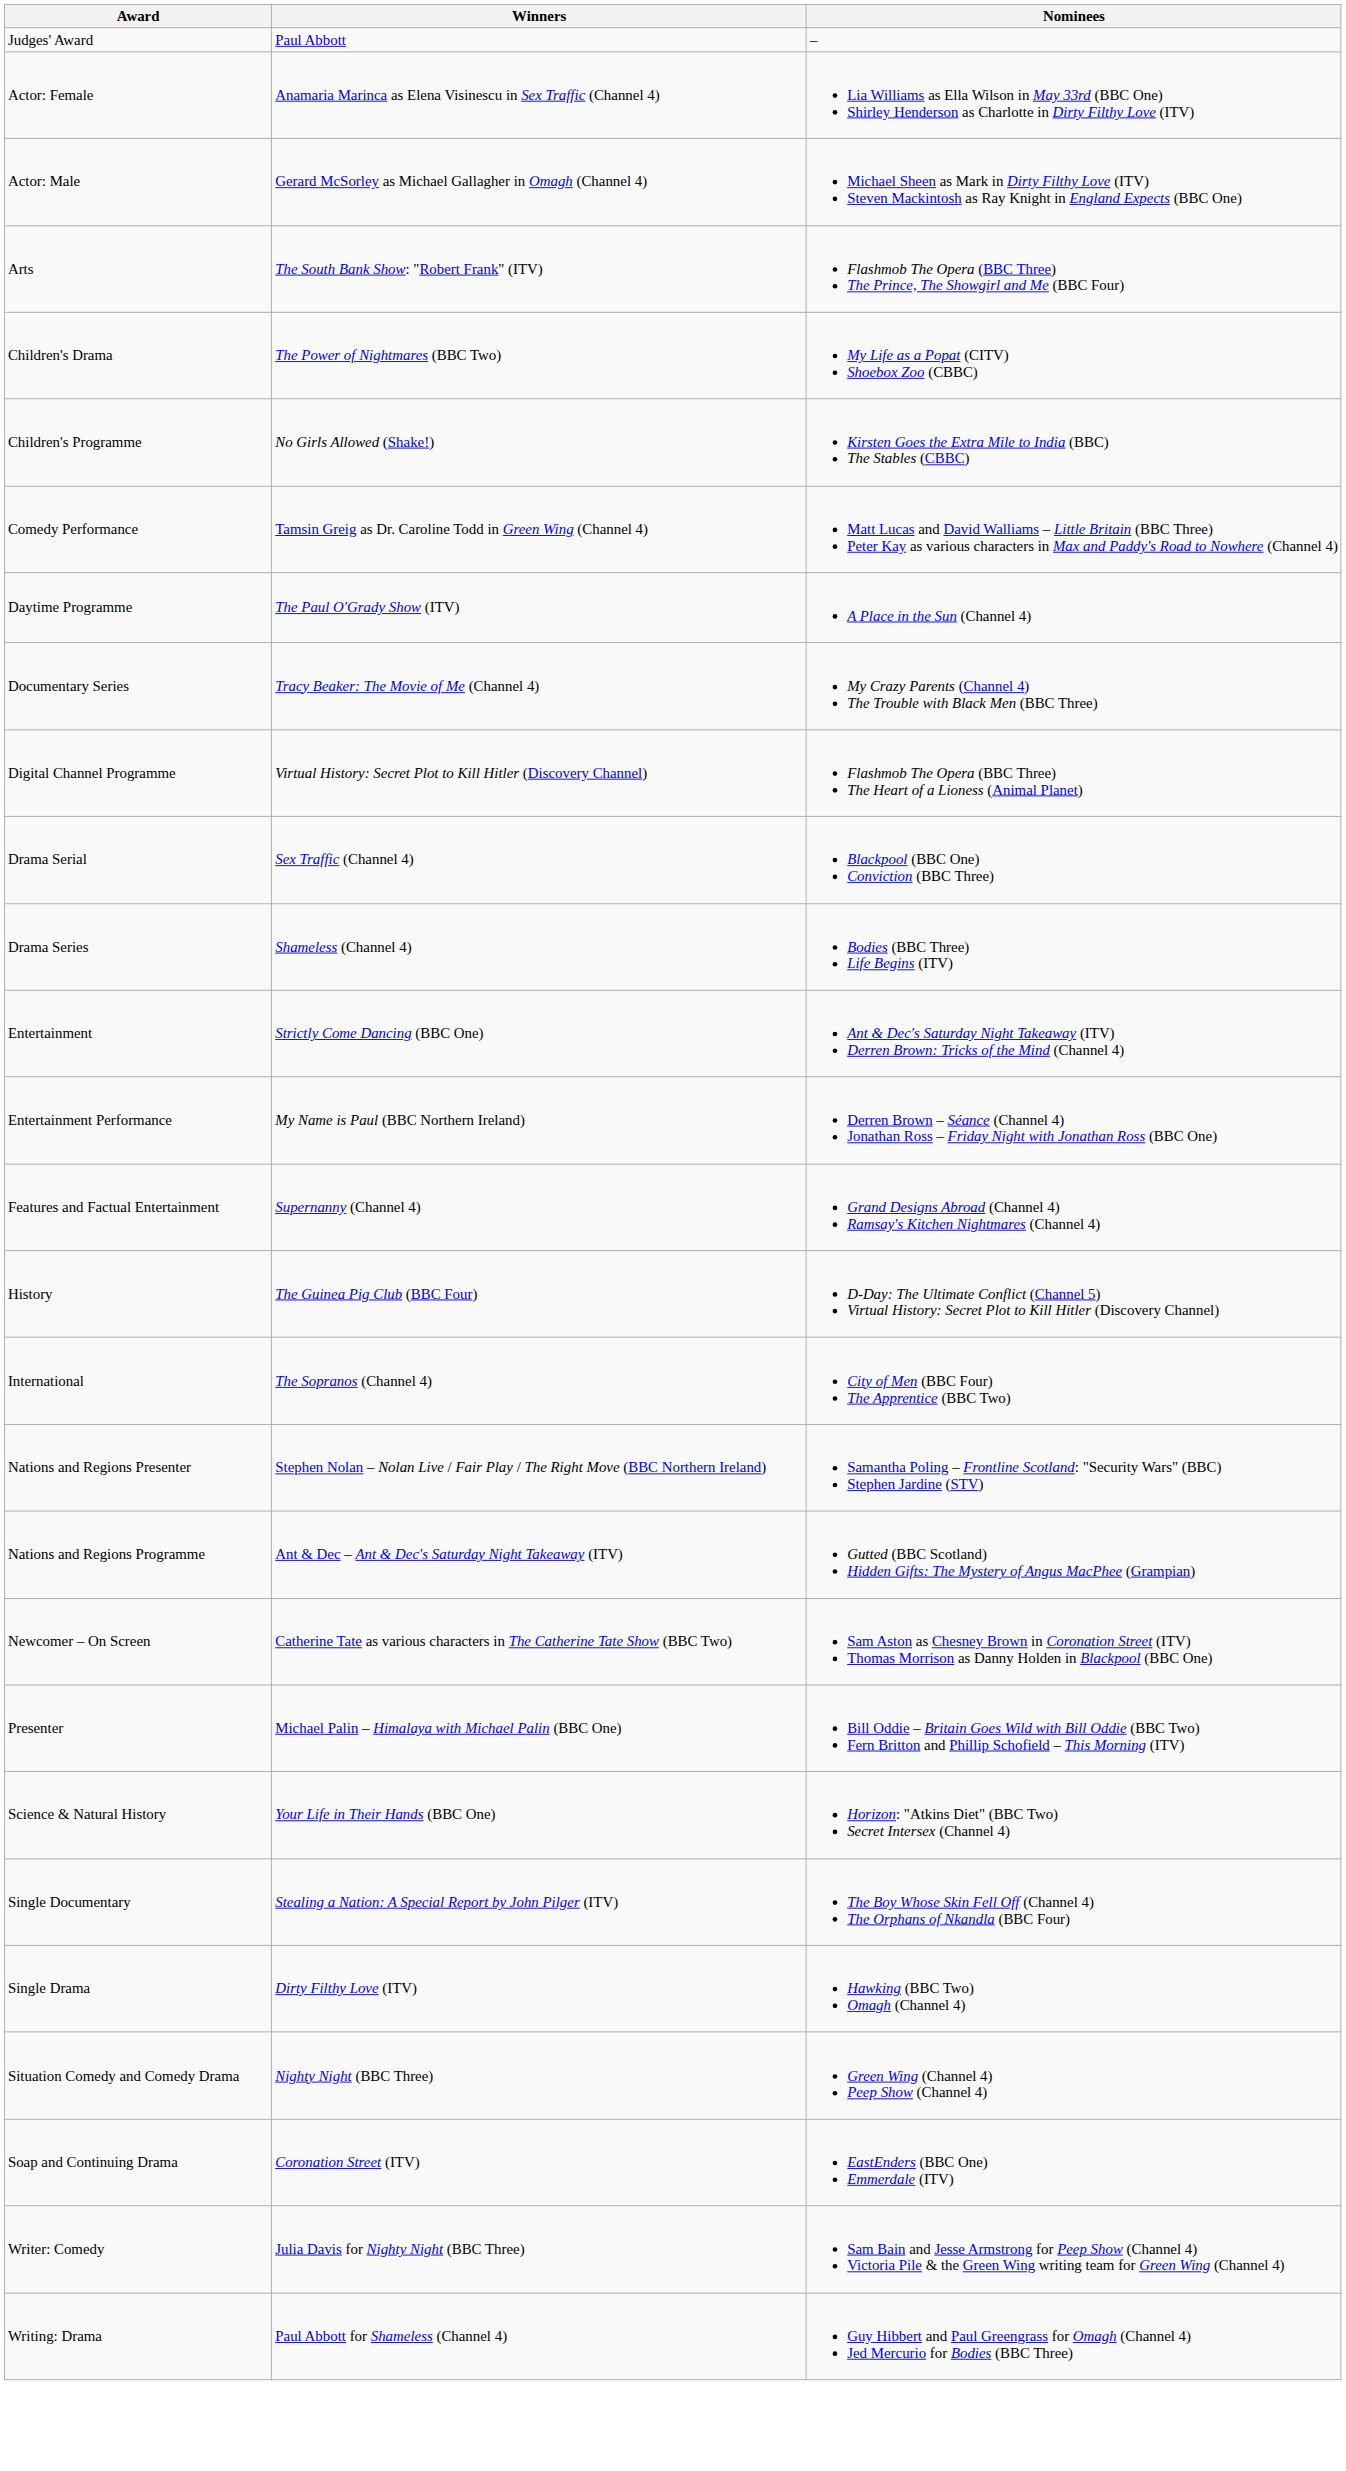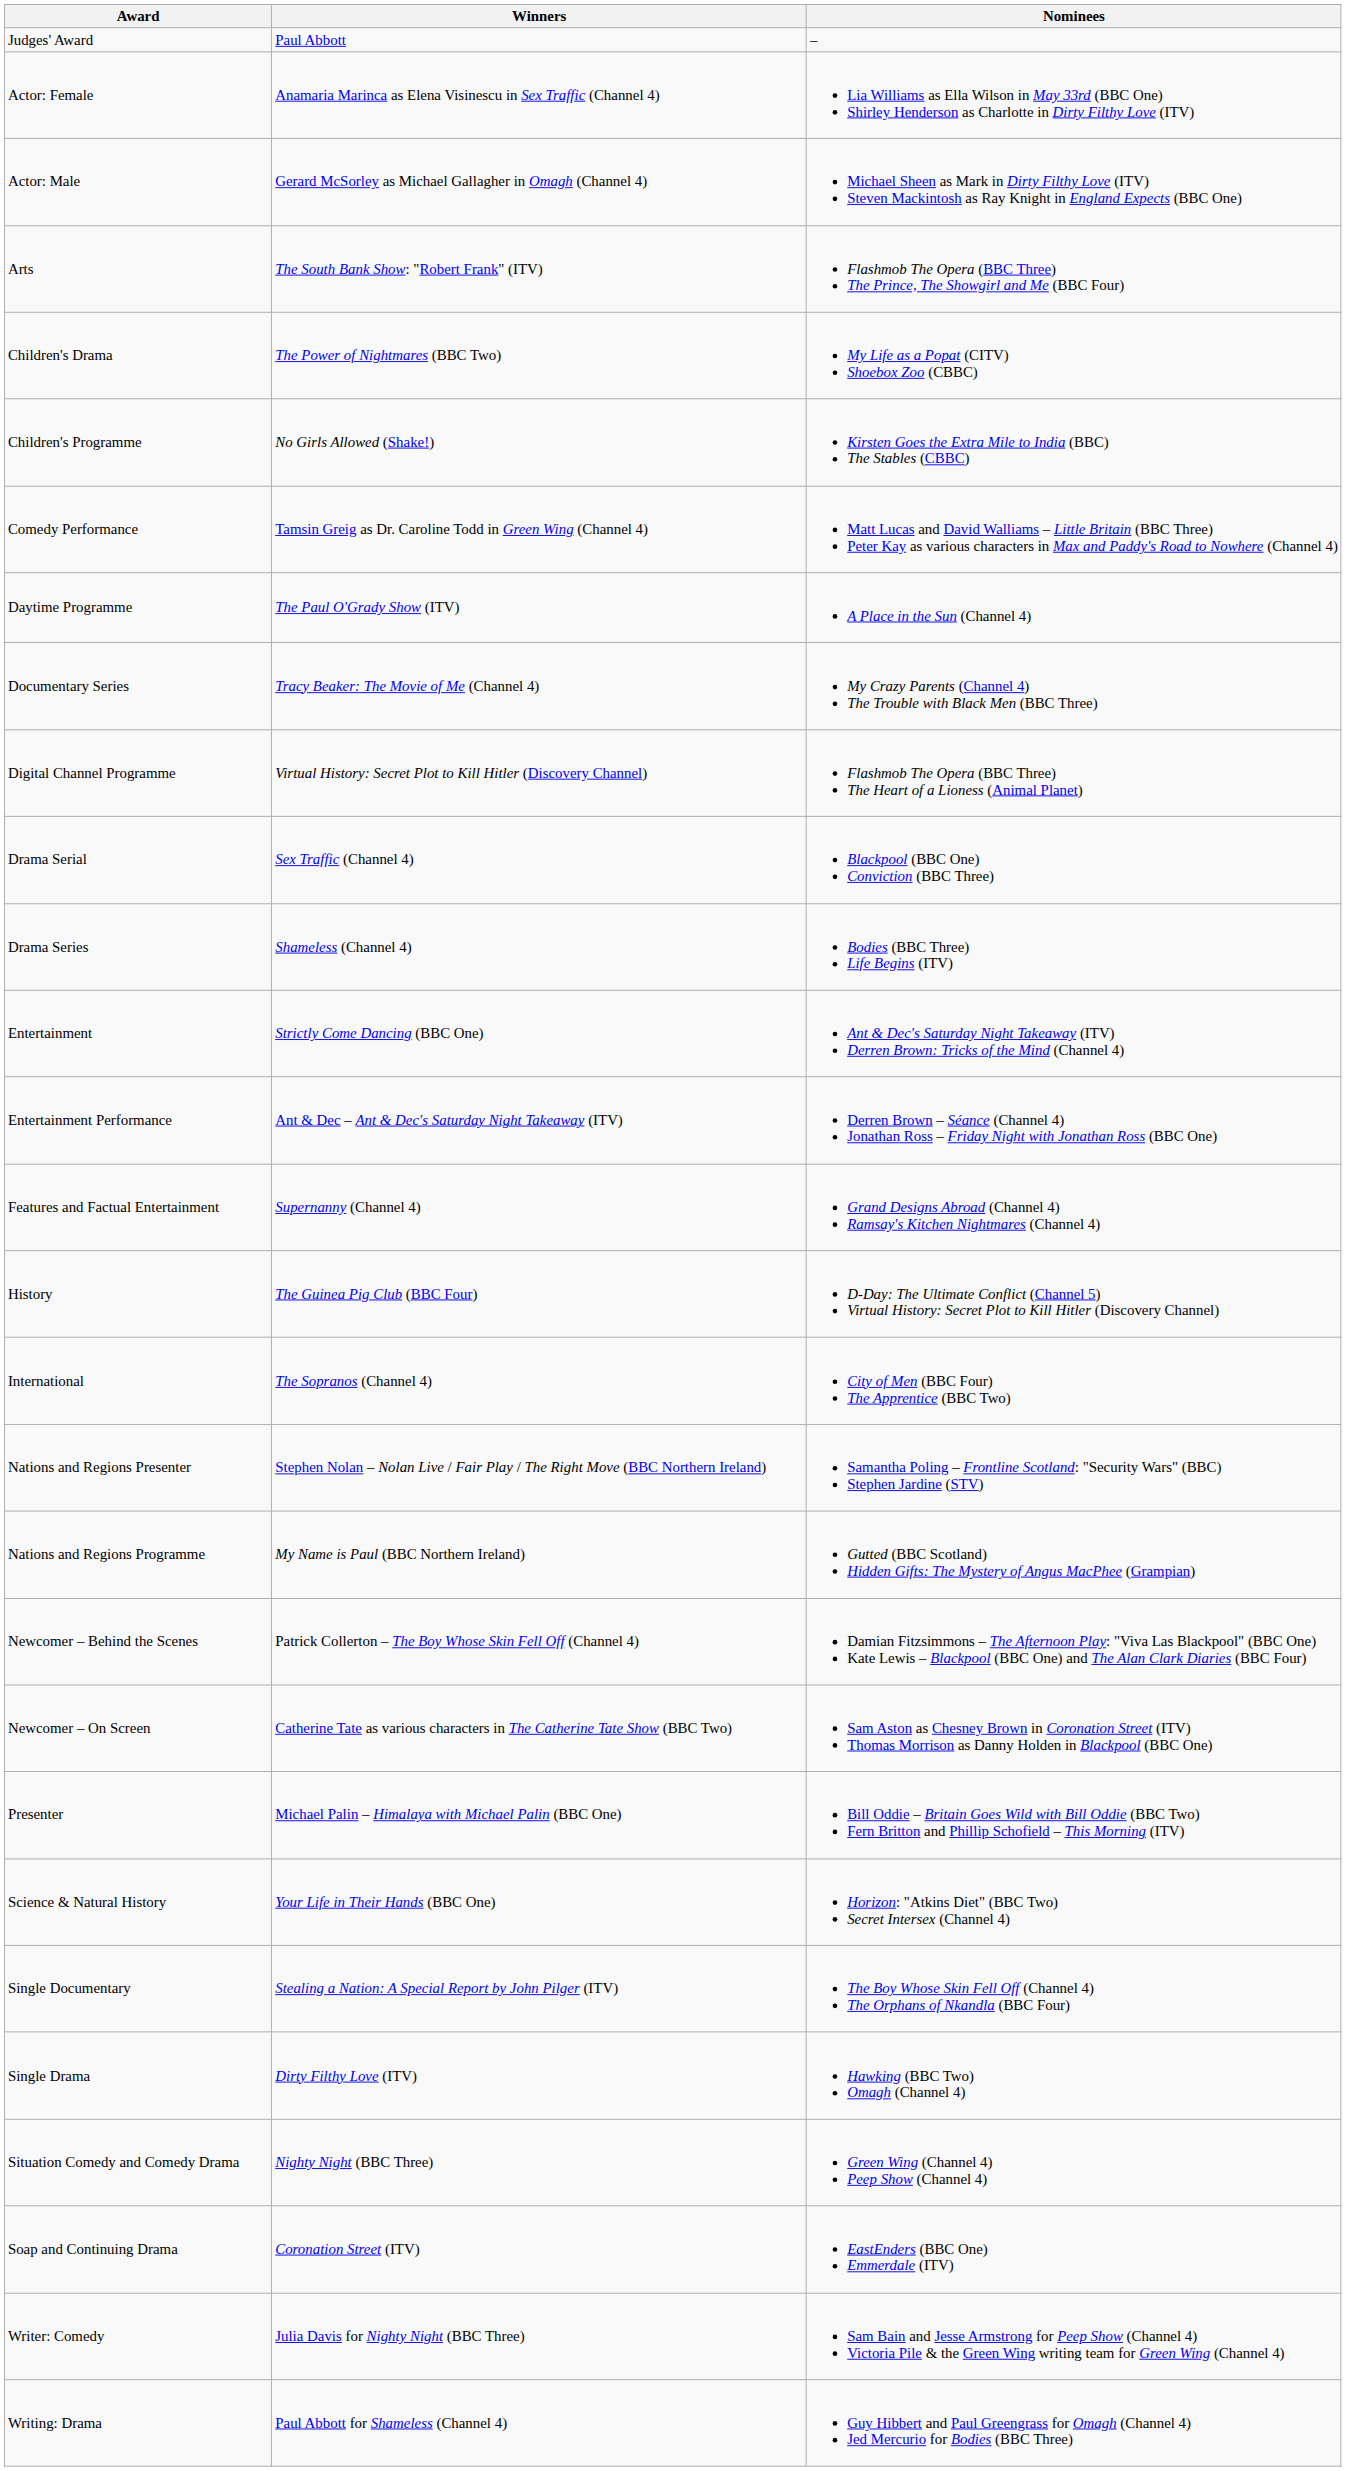(400, 1120) My Name is Paul (BBC Northern Ireland) -> (449, 1120) Ant & Dec – Ant & Dec's Saturday Night Takeaway (ITV)
(449, 1554) Ant & Dec – Ant & Dec's Saturday Night Takeaway (ITV) -> (400, 1554) My Name is Paul (BBC Northern Ireland)
+ row: (103, 1641)
